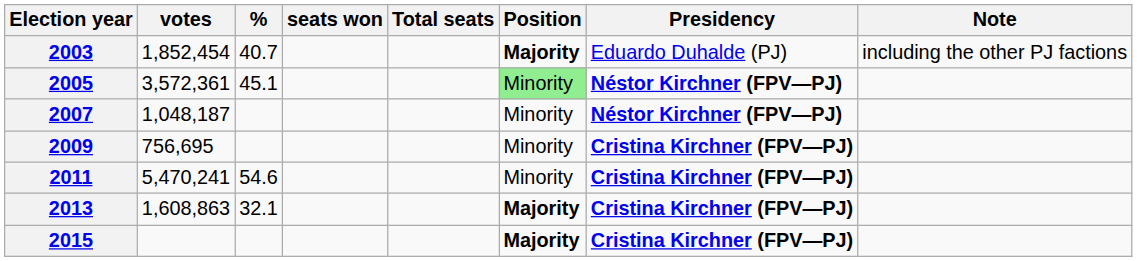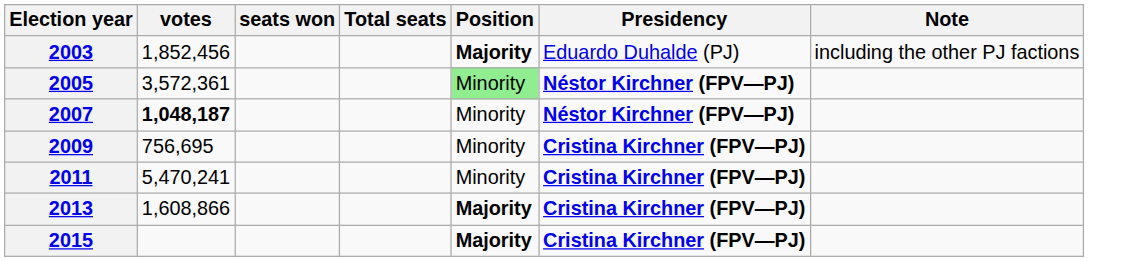- column: (259, 20)
(186, 51) 1,852,454 -> (186, 51) 1,852,456
(186, 114) normal -> (186, 114) bold
(186, 209) 1,608,863 -> (186, 209) 1,608,866
